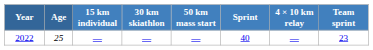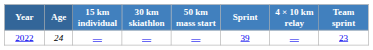(59, 38) 25 -> (59, 38) 24
(245, 38) 40 -> (245, 38) 39
